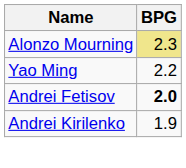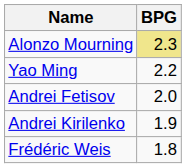(165, 96) bold -> (165, 96) normal
+ row: (60, 149)
